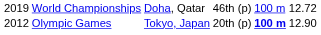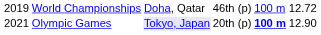(17, 23) 2012 -> (17, 23) 2021
(177, 23) no background -> (177, 23) lavender background
